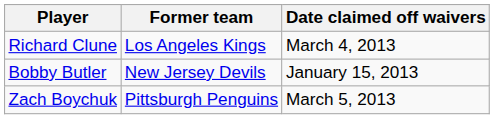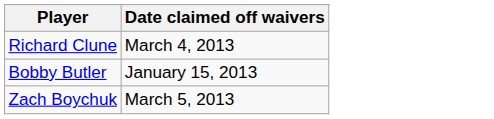- column: (201, 18)
